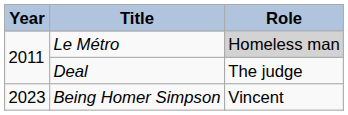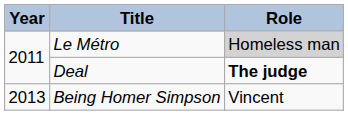(265, 71) normal -> (268, 71) bold
(27, 97) 2023 -> (27, 97) 2013
